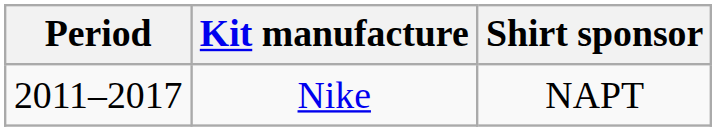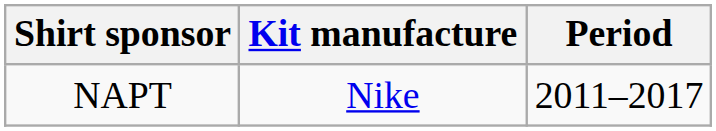columns swapped: (98, 34) <-> (595, 34)
